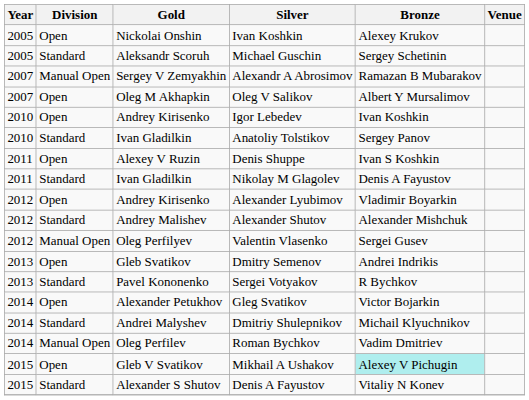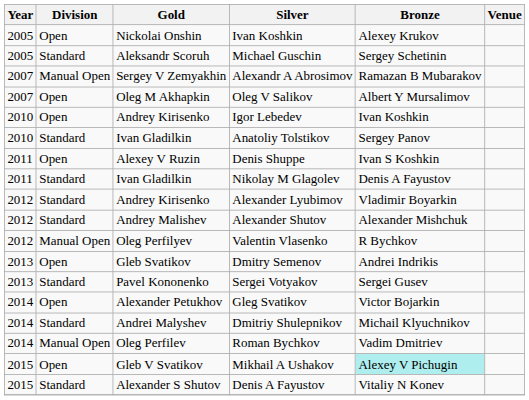(53, 199) Open -> (62, 199) Standard
(393, 240) Sergei Gusev -> (388, 240) R Bychkov
(388, 281) R Bychkov -> (393, 281) Sergei Gusev
